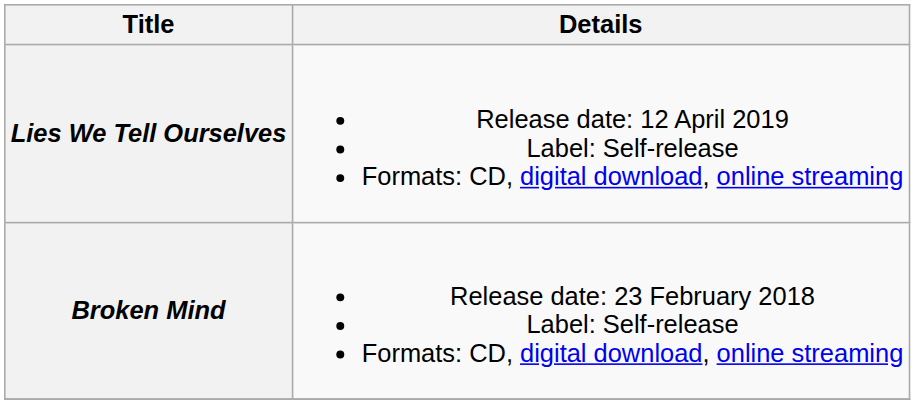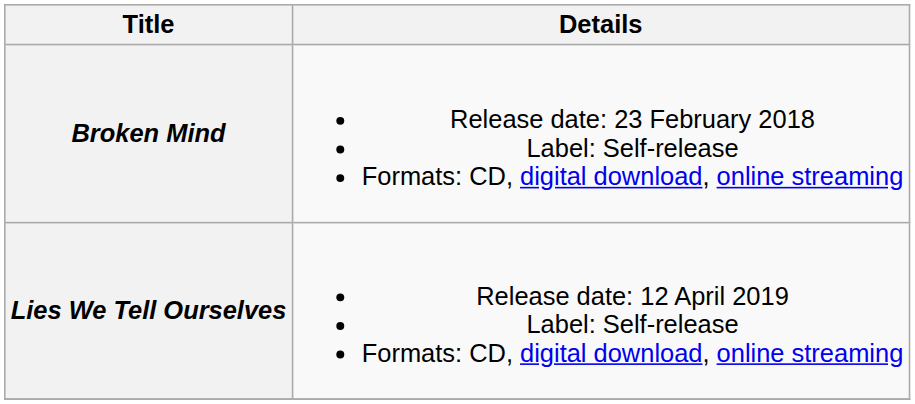rows swapped: (149, 310) <-> (149, 133)
